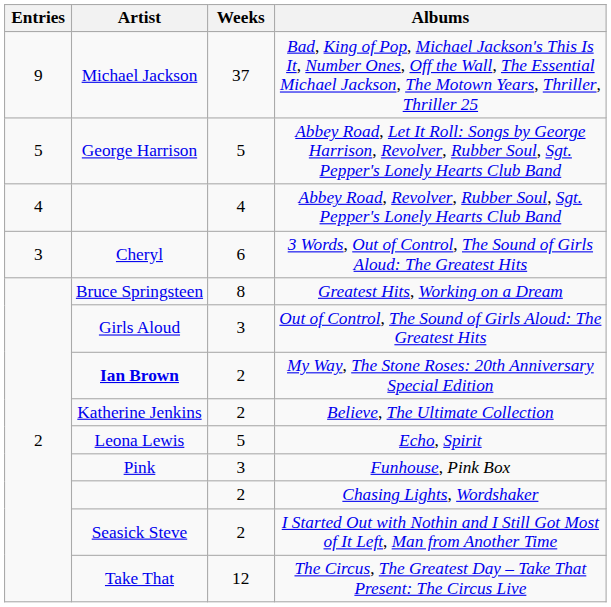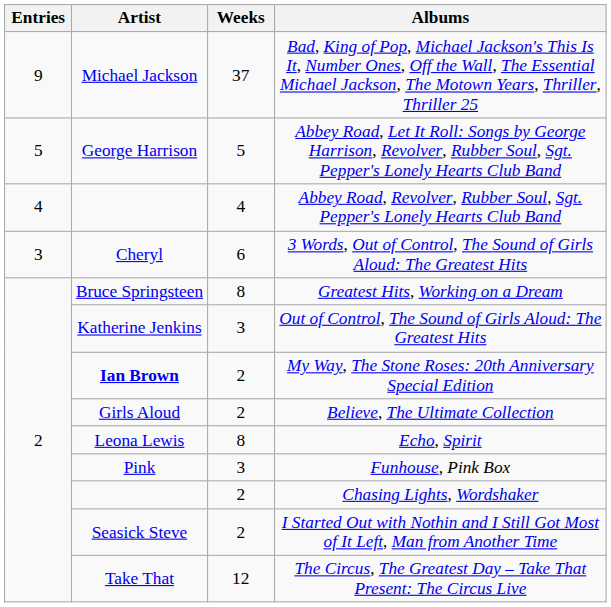(139, 328) Girls Aloud -> (139, 328) Katherine Jenkins
(139, 412) Katherine Jenkins -> (139, 412) Girls Aloud
(241, 439) 5 -> (241, 439) 8
